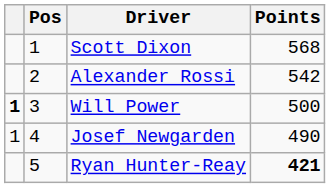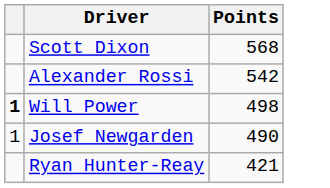- column: (45, 20)
(304, 108) 500 -> (262, 108) 498
(304, 167) bold -> (262, 167) normal
